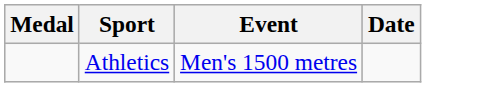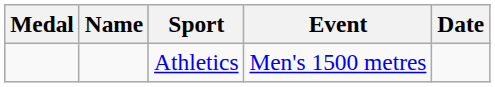+ column: (114, 23)
